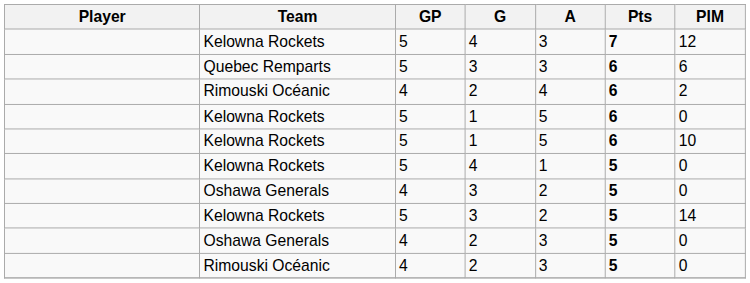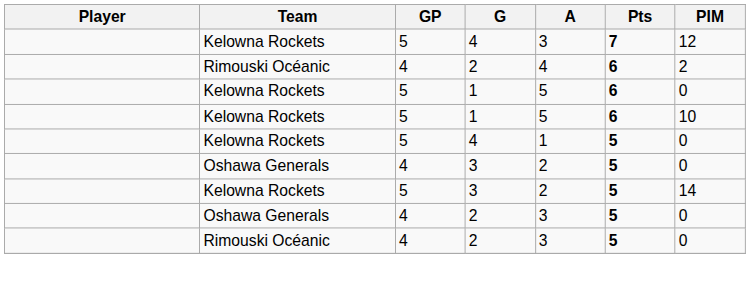- row: (267, 66)
